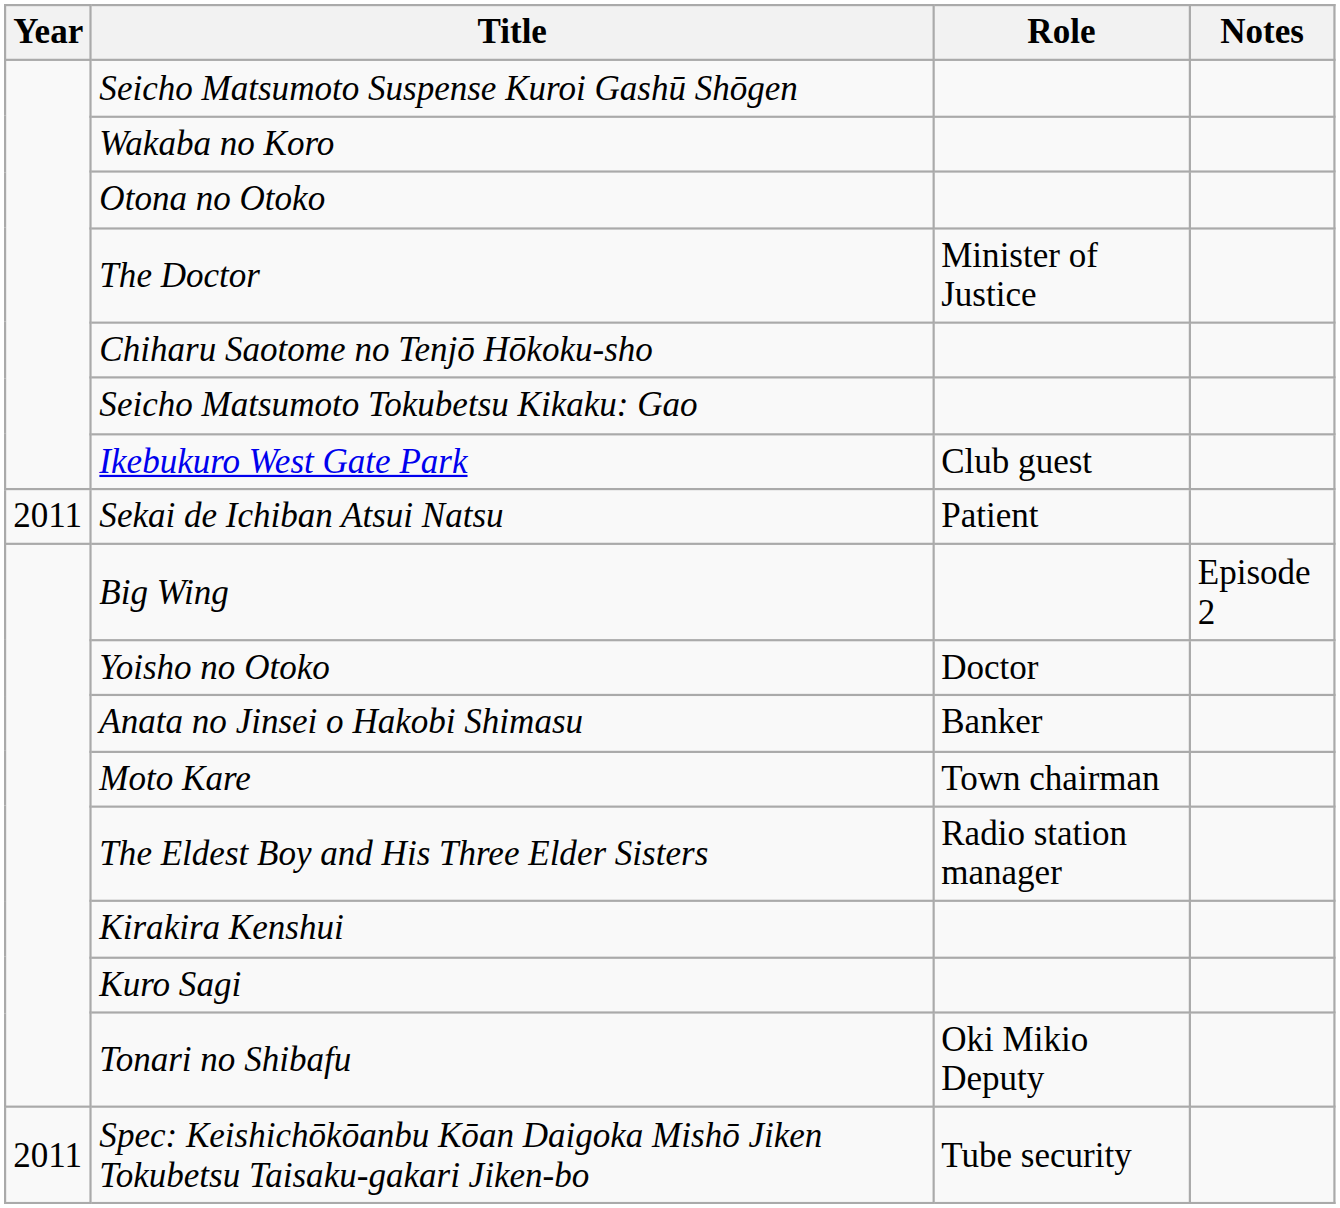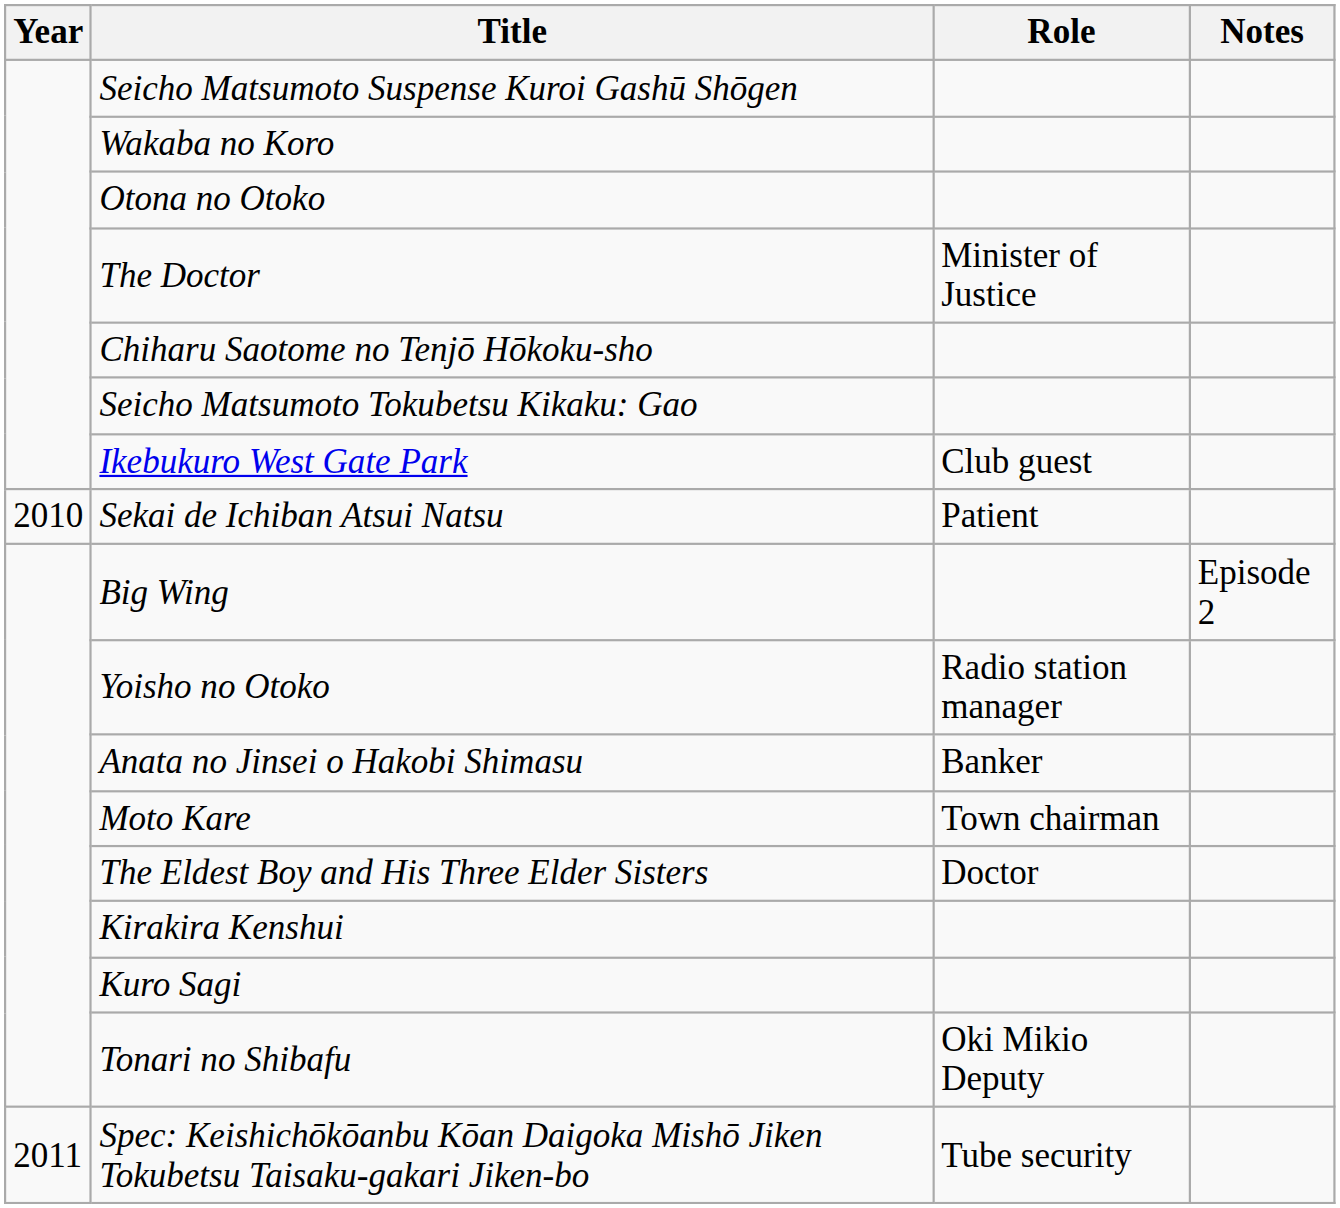(48, 516) 2011 -> (48, 516) 2010
(990, 666) Doctor -> (1034, 686) Radio station manager
(1034, 853) Radio station manager -> (990, 872) Doctor
